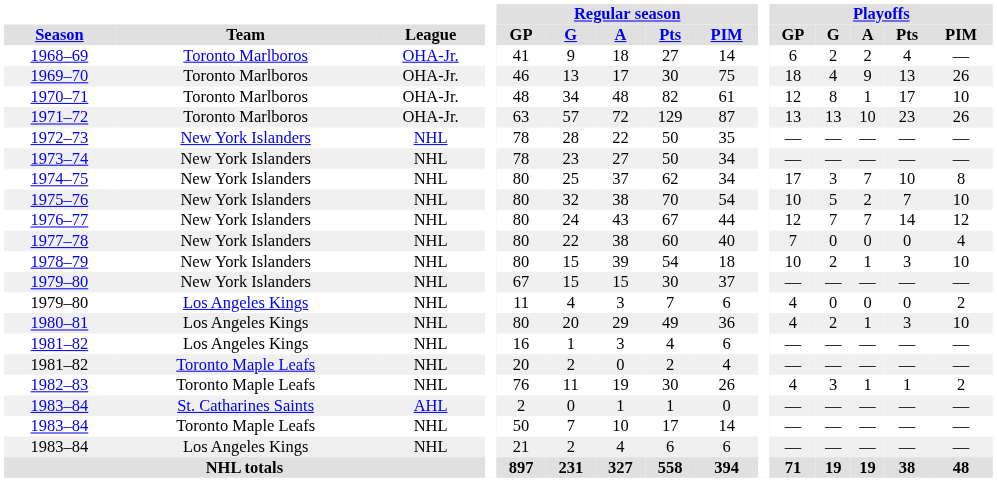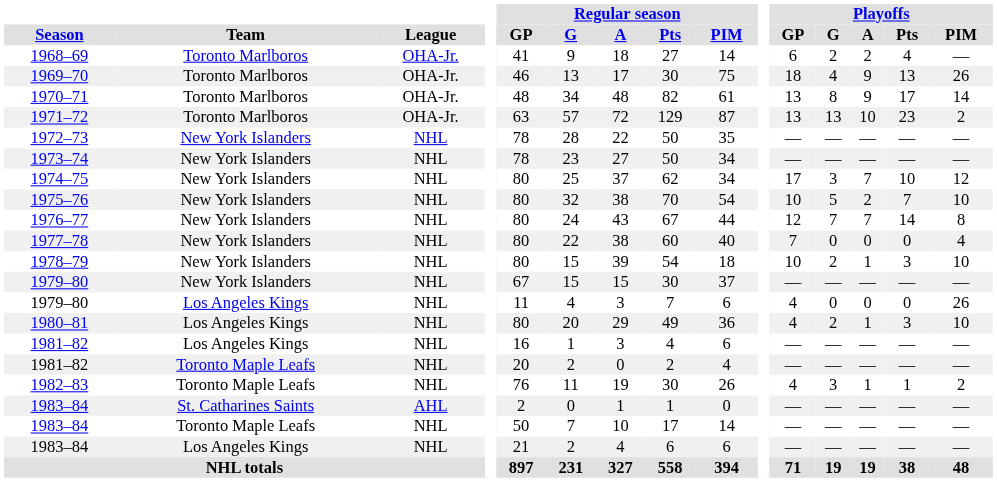(793, 96) 12 -> (793, 96) 13
(868, 96) 1 -> (868, 96) 9
(961, 96) 10 -> (961, 96) 14
(961, 117) 26 -> (961, 117) 2
(961, 179) 8 -> (961, 179) 12
(961, 220) 12 -> (961, 220) 8
(961, 302) 2 -> (961, 302) 26
